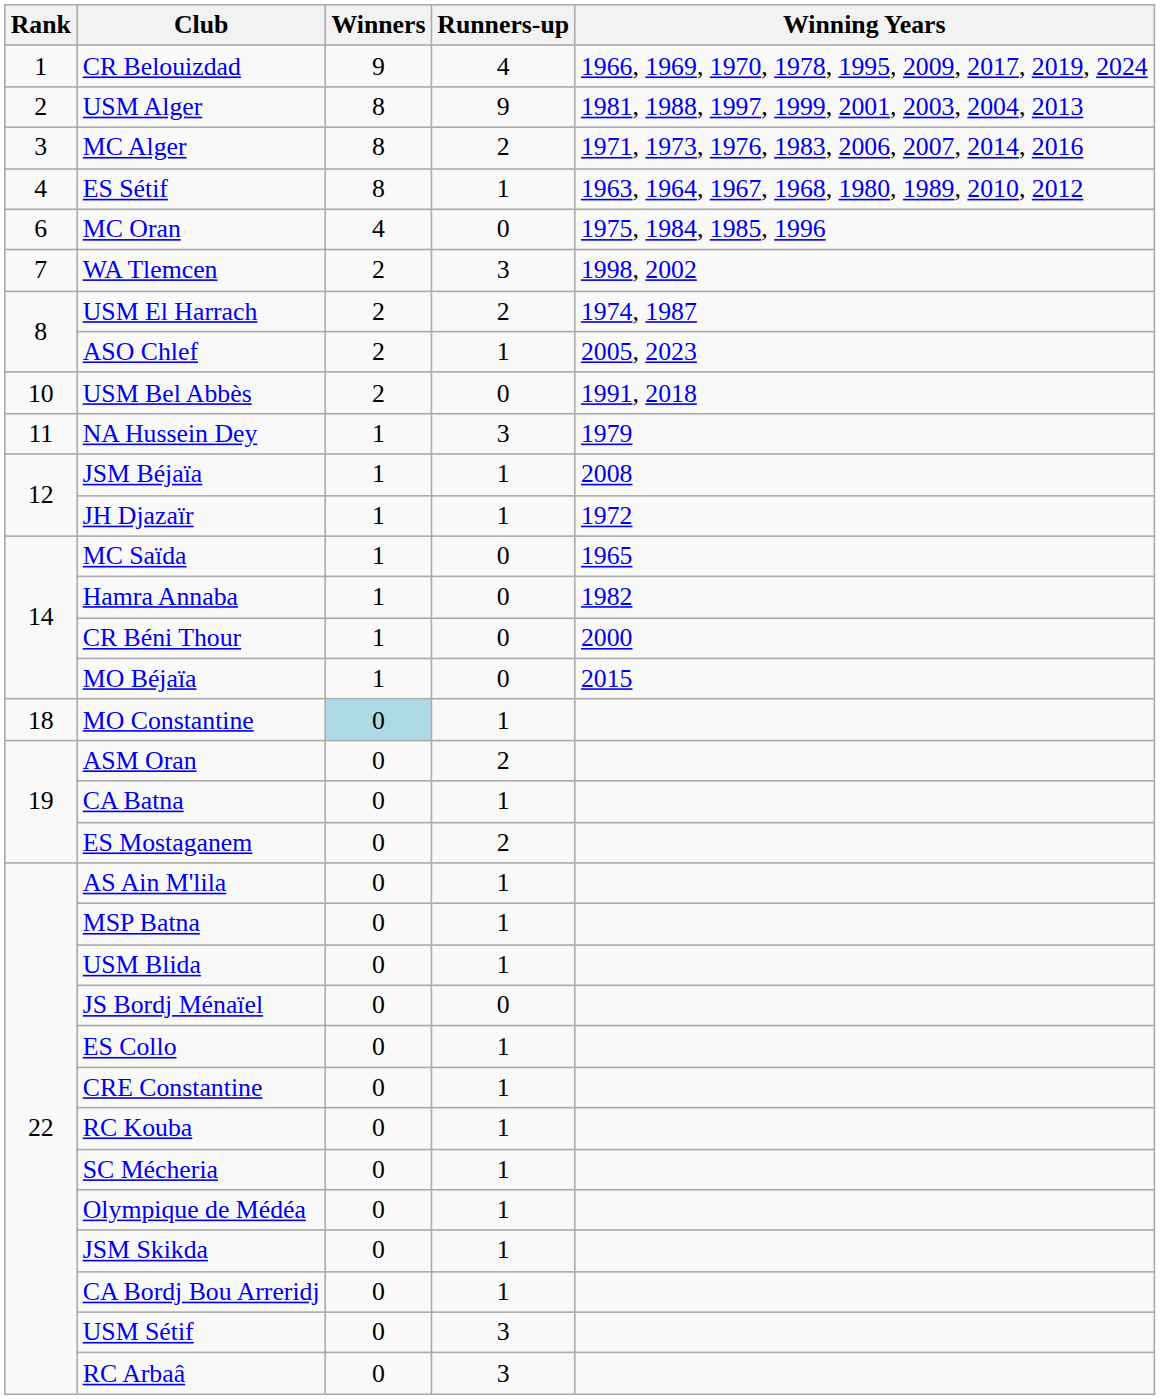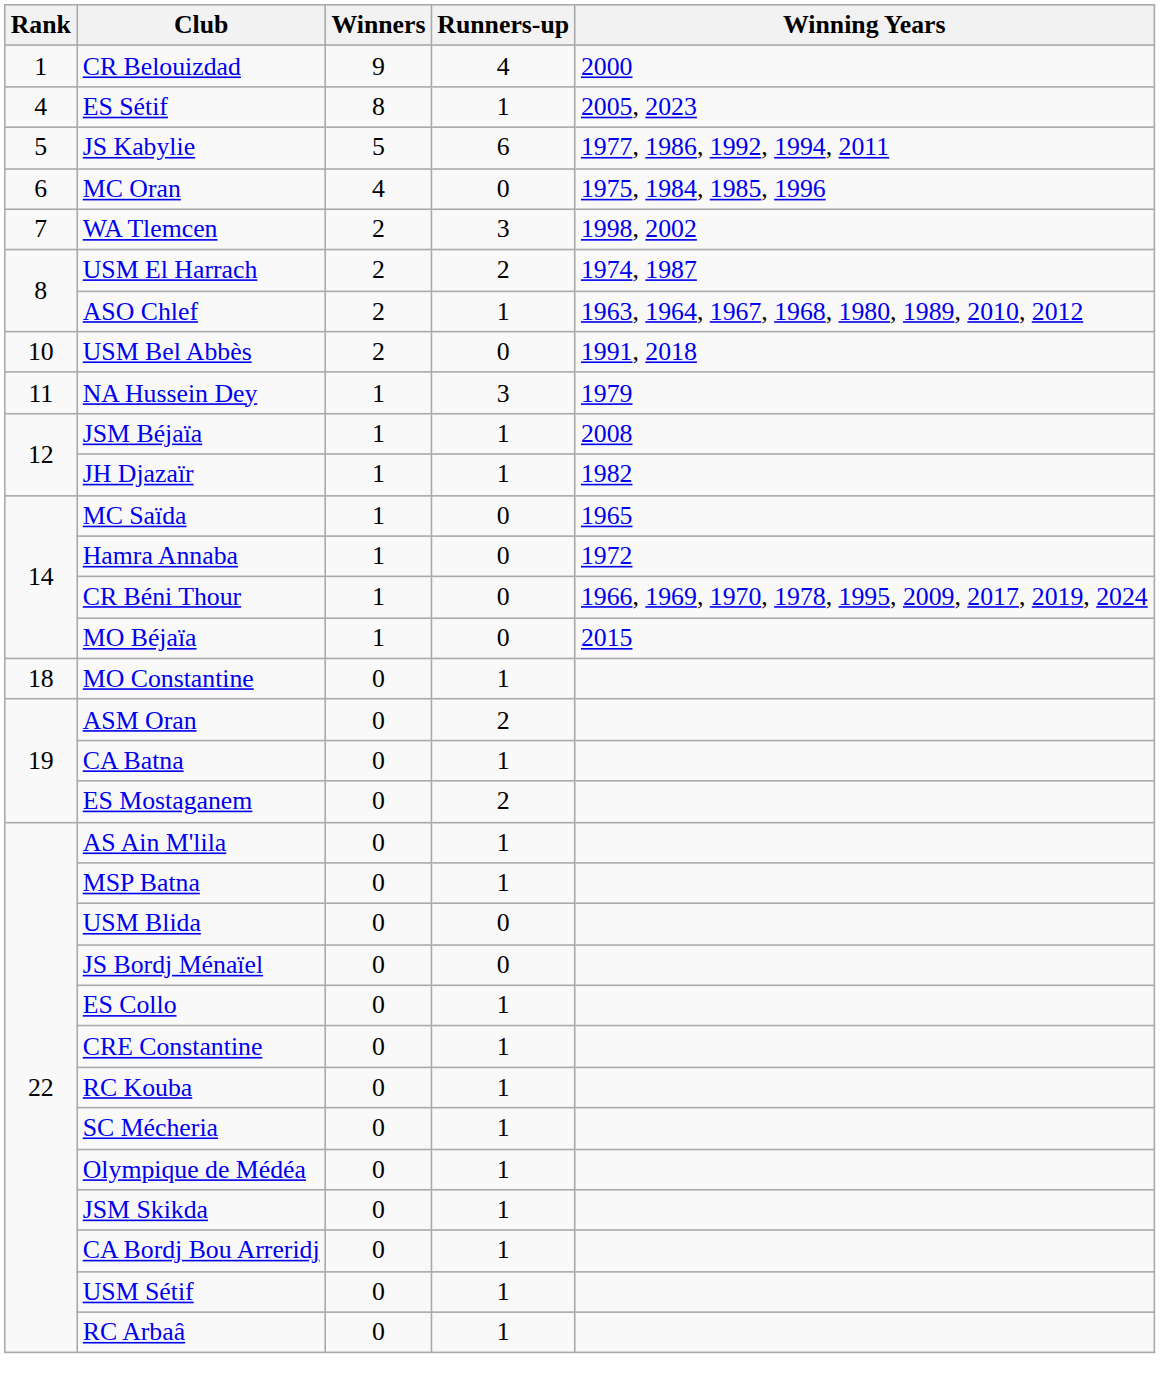(864, 65) 1966, 1969, 1970, 1978, 1995, 2009, 2017, 2019, 2024 -> (607, 65) 2000
- row: (143, 106)
- row: (135, 147)
(832, 188) 1963, 1964, 1967, 1968, 1980, 1989, 2010, 2012 -> (639, 106) 2005, 2023
+ row: (139, 147)
(639, 351) 2005, 2023 -> (832, 310) 1963, 1964, 1967, 1968, 1980, 1989, 2010, 2012
(607, 515) 1972 -> (607, 474) 1982
(607, 596) 1982 -> (607, 556) 1972
(607, 637) 2000 -> (864, 596) 1966, 1969, 1970, 1978, 1995, 2009, 2017, 2019, 2024
(378, 719) lightblue background -> (378, 678) no background
(503, 964) 1 -> (503, 923) 0
(503, 1332) 3 -> (503, 1291) 1
(503, 1373) 3 -> (503, 1332) 1
